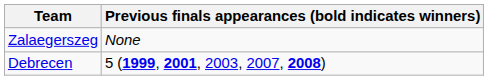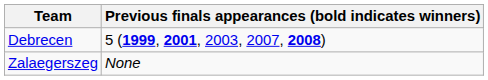rows swapped: (40, 63) <-> (53, 39)
